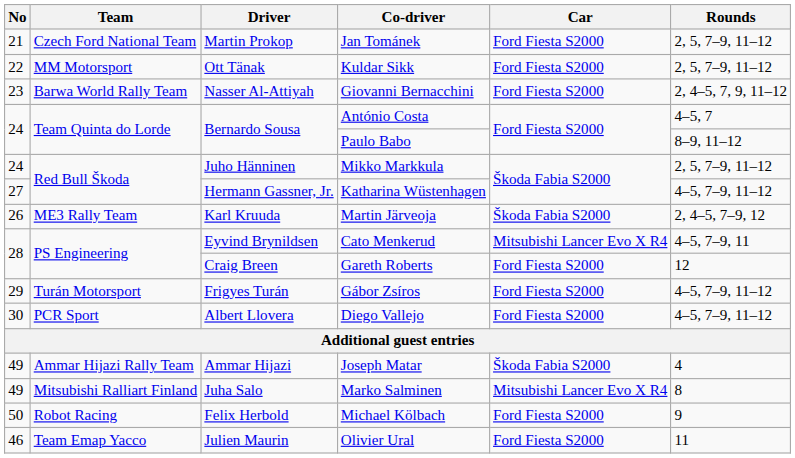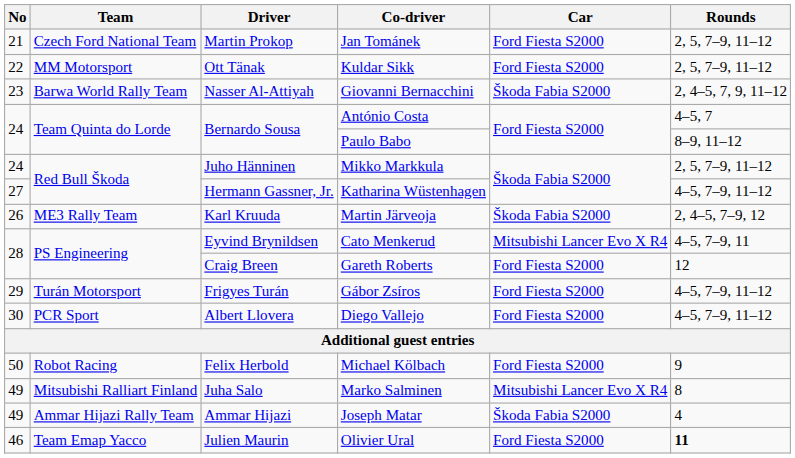(548, 91) Ford Fiesta S2000 -> (552, 91) Škoda Fabia S2000
rows swapped: (381, 365) <-> (393, 415)
(682, 439) normal -> (682, 439) bold
